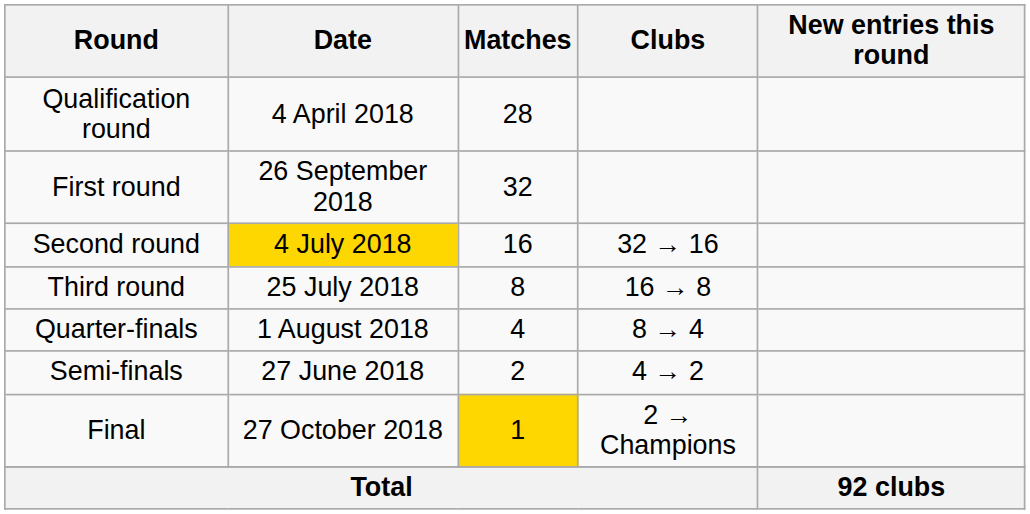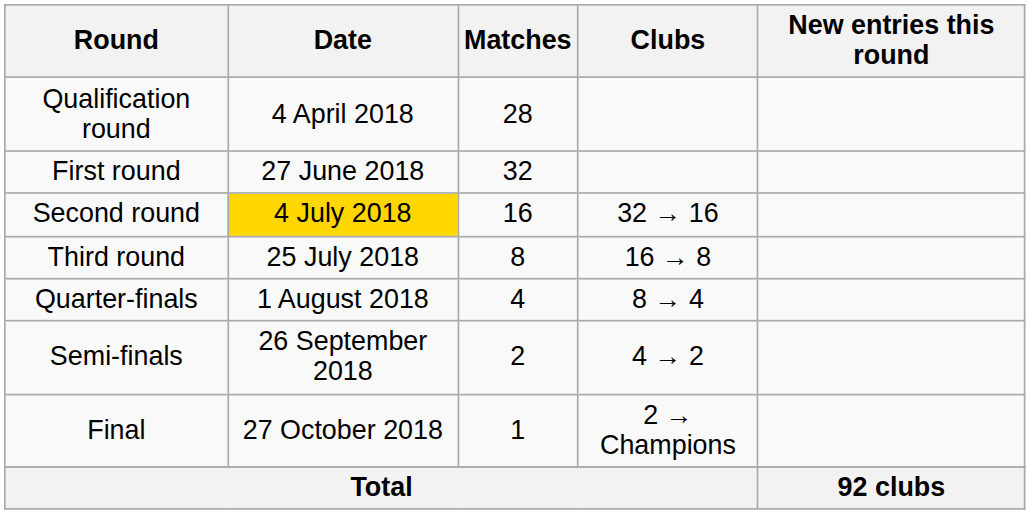(343, 186) 26 September 2018 -> (343, 171) 27 June 2018
(343, 372) 27 June 2018 -> (343, 357) 26 September 2018
(518, 430) gold background -> (518, 430) no background
